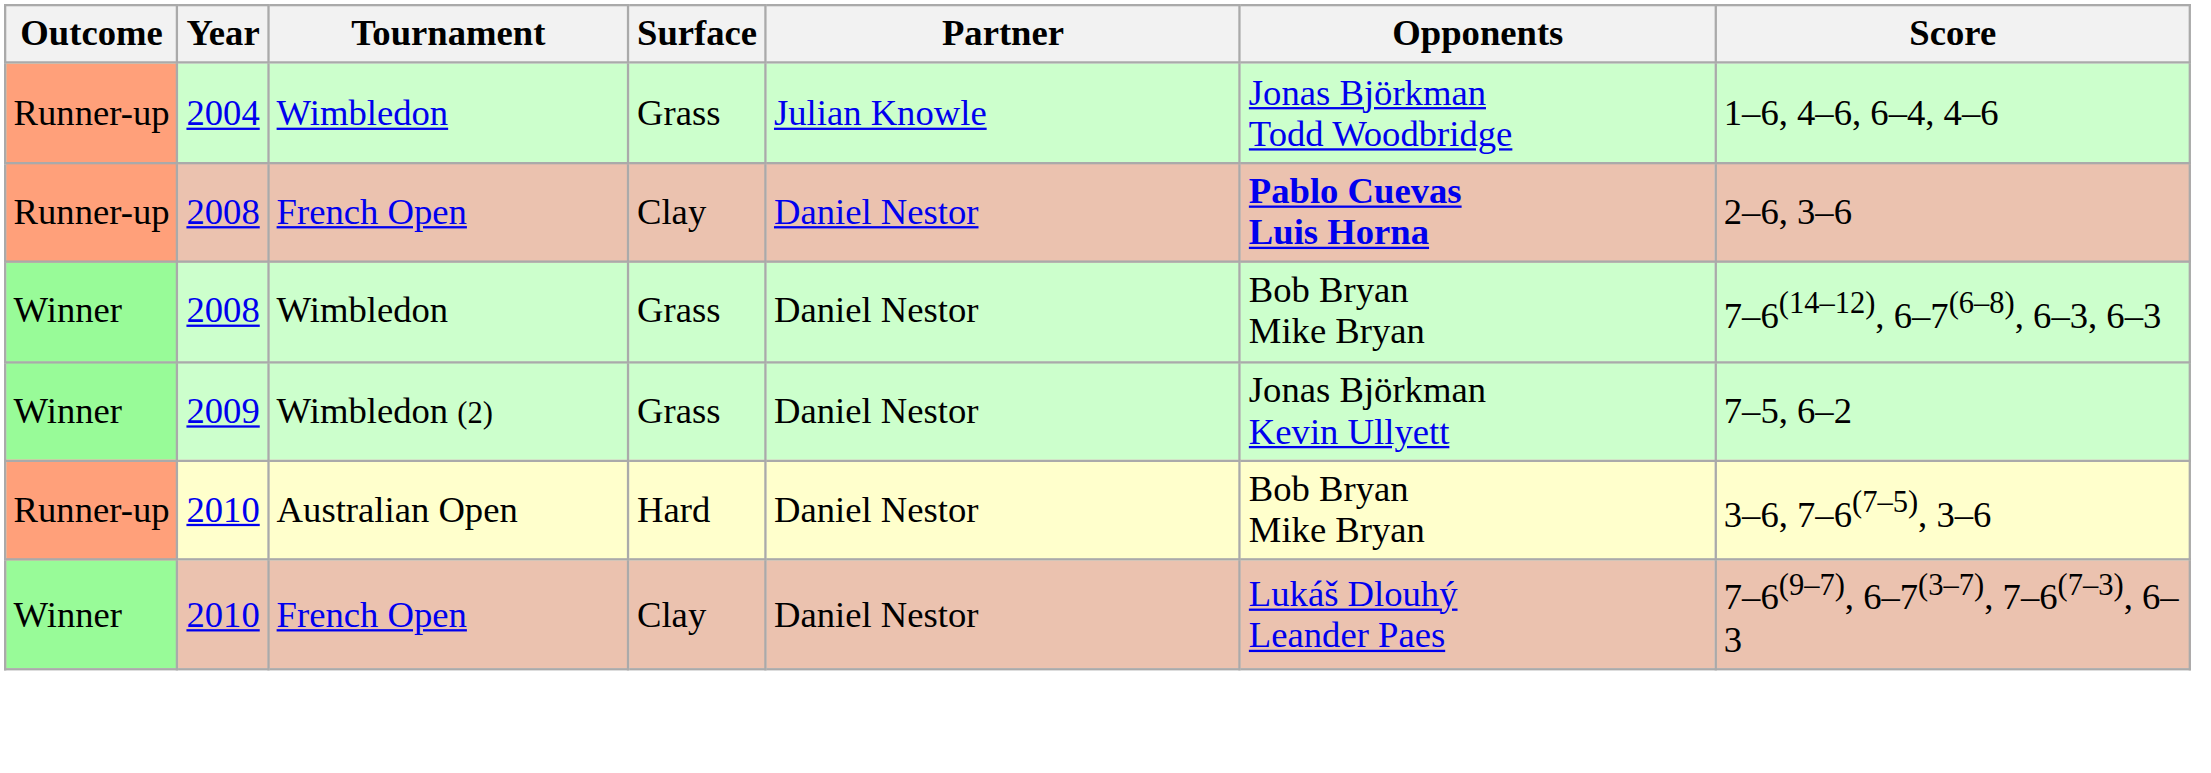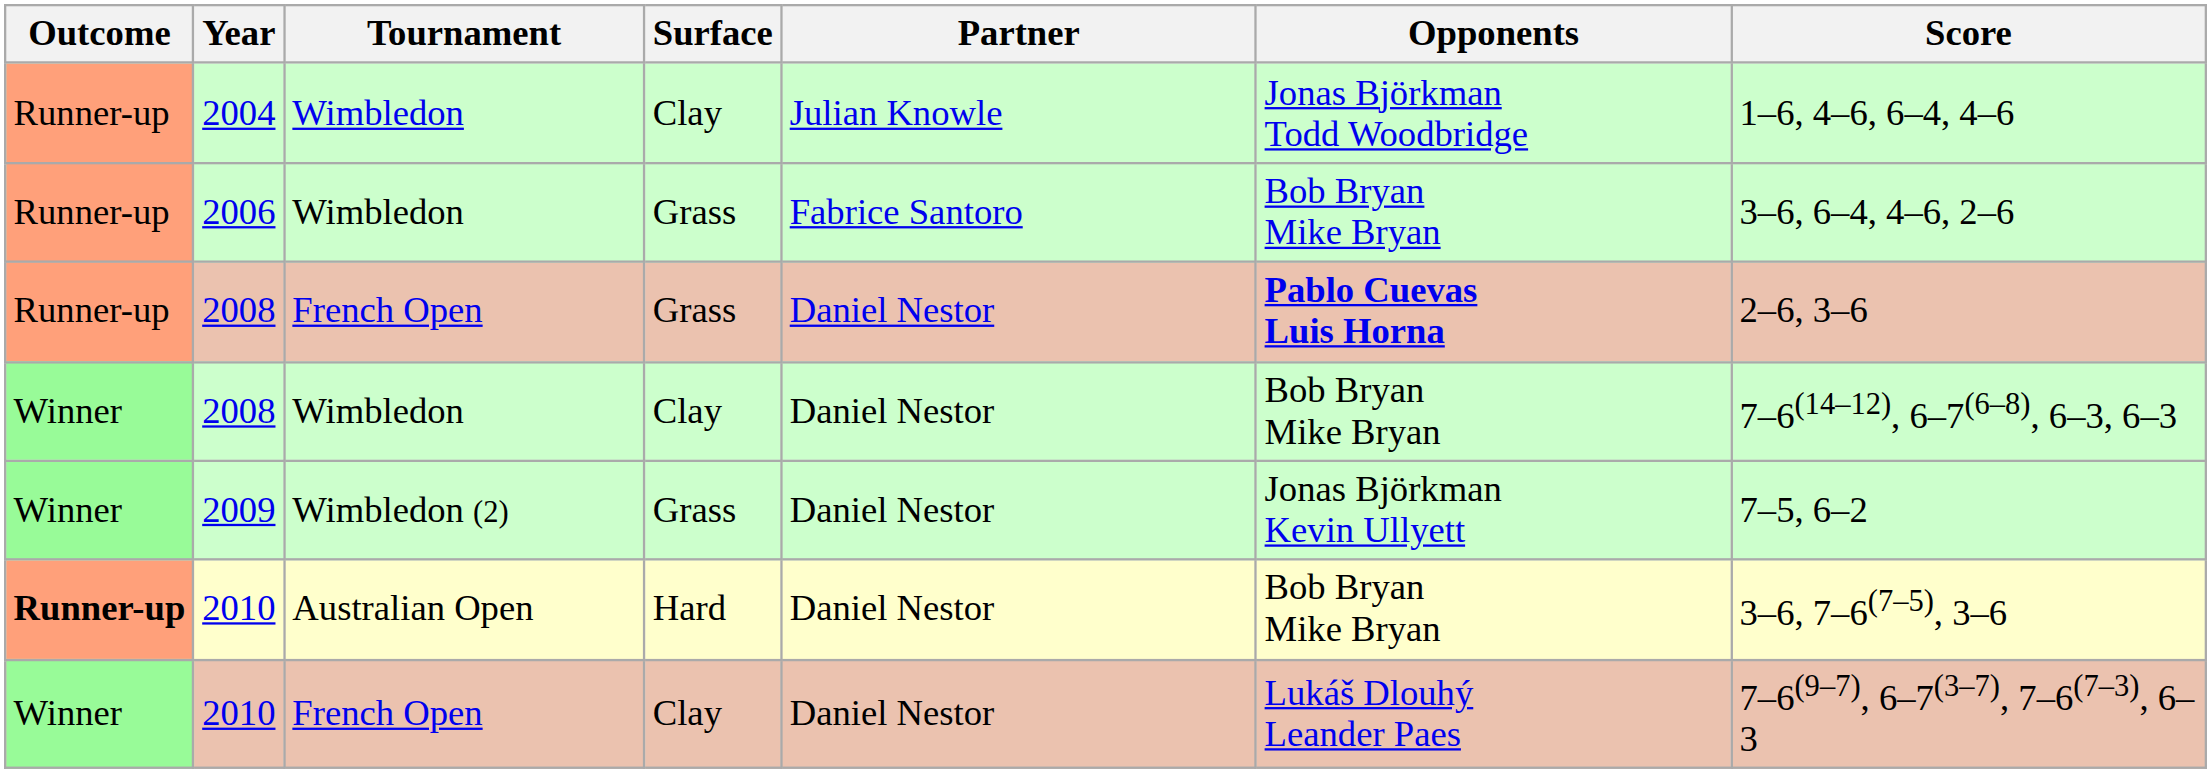(679, 112) Grass -> (687, 112) Clay
+ row: (239, 211)
(672, 211) Clay -> (694, 310) Grass
(679, 310) Grass -> (687, 410) Clay
(92, 509) normal -> (99, 608) bold
